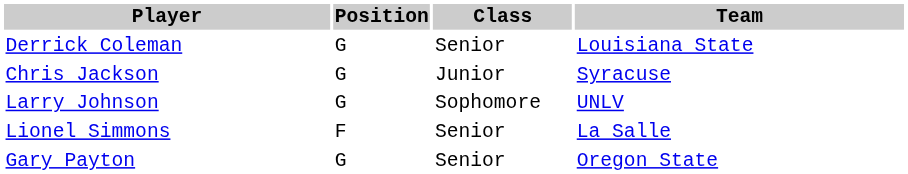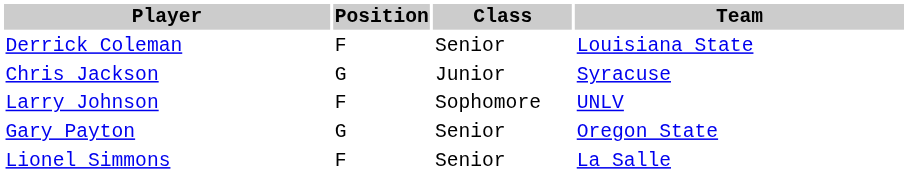(341, 46) G -> (341, 46) F
(341, 103) G -> (341, 103) F
rows swapped: (70, 160) <-> (88, 132)
